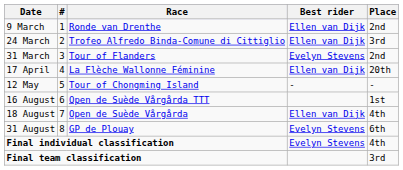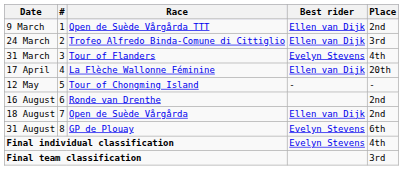(115, 26) Ronde van Drenthe -> (139, 26) Open de Suède Vårgårda TTT
(377, 56) 2nd -> (377, 56) 4th
(139, 99) Open de Suède Vårgårda TTT -> (115, 99) Ronde van Drenthe
(377, 99) 1st -> (377, 99) 2nd
(377, 114) 4th -> (377, 114) 2nd
